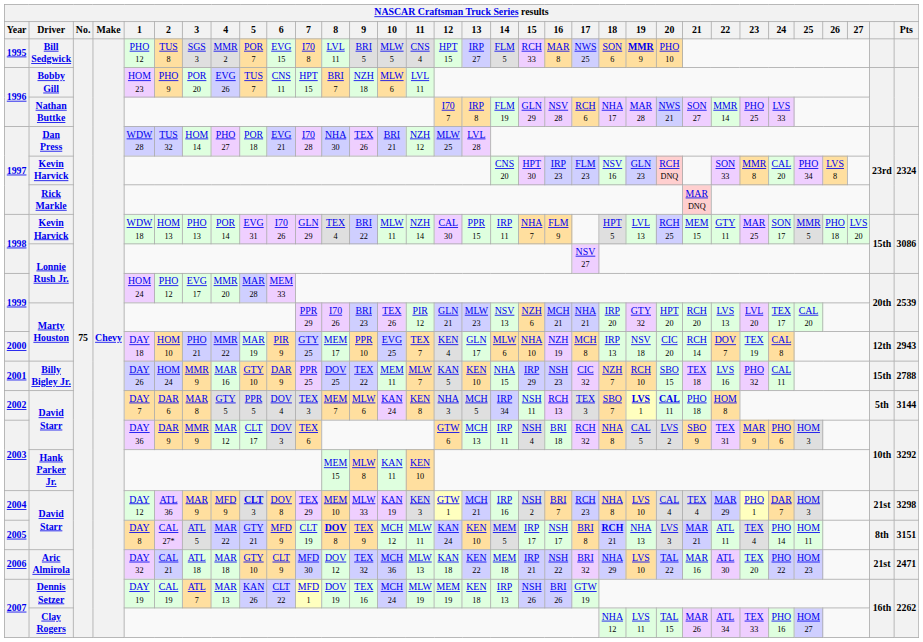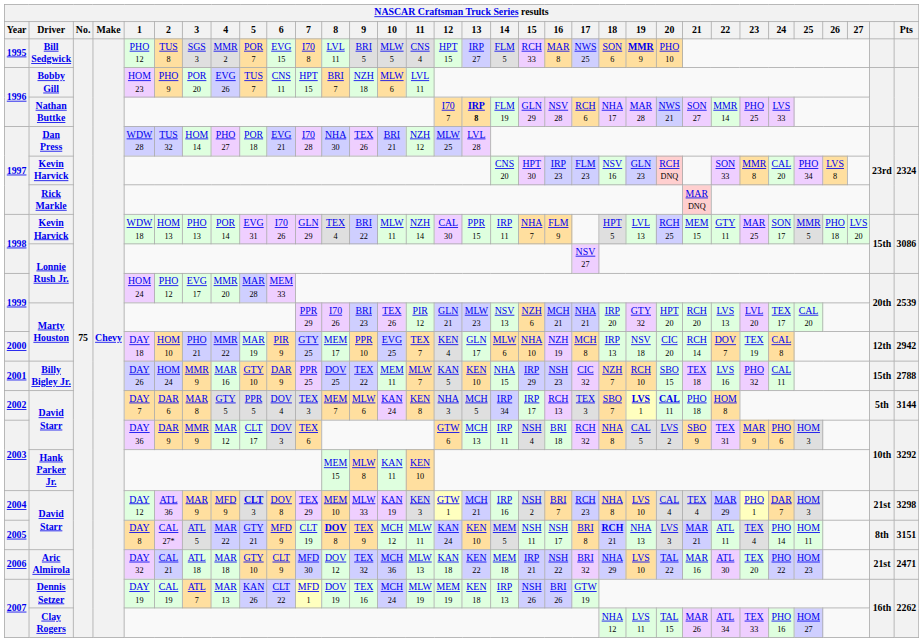(476, 111) normal -> (476, 111) bold
(906, 346) 2943 -> (906, 346) 2942
(532, 404) NSH 11 -> (532, 404) IRP 17
(532, 534) IRP 17 -> (532, 534) NSH 11
